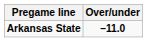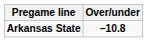(113, 28) –11.0 -> (113, 28) –10.8
